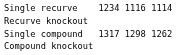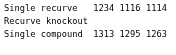(109, 33) 1317 -> (104, 33) 1313
(135, 33) 1298 -> (130, 33) 1295
(162, 33) 1262 -> (156, 33) 1263
- row: (49, 46)
